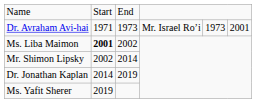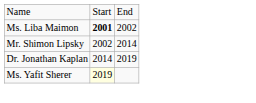- row: (48, 28)
(103, 91) no background -> (102, 75) lightyellow background
